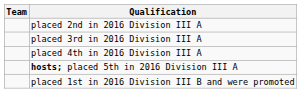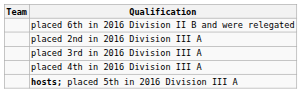+ row: (163, 25)
- row: (163, 81)
